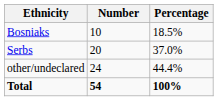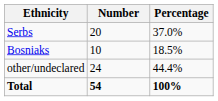rows swapped: (20, 50) <-> (28, 31)
